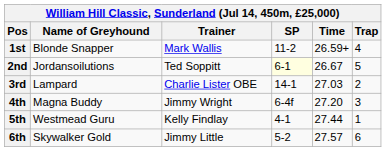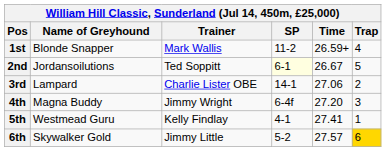(329, 84) 27.03 -> (329, 84) 27.06
(329, 119) 27.44 -> (329, 119) 27.41
(358, 137) no background -> (358, 137) gold background
